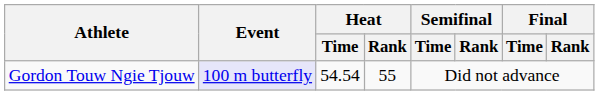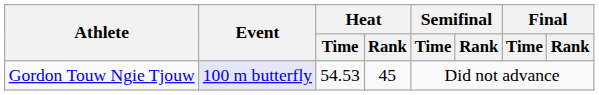(340, 75) 54.54 -> (340, 75) 54.53
(387, 75) 55 -> (387, 75) 45
